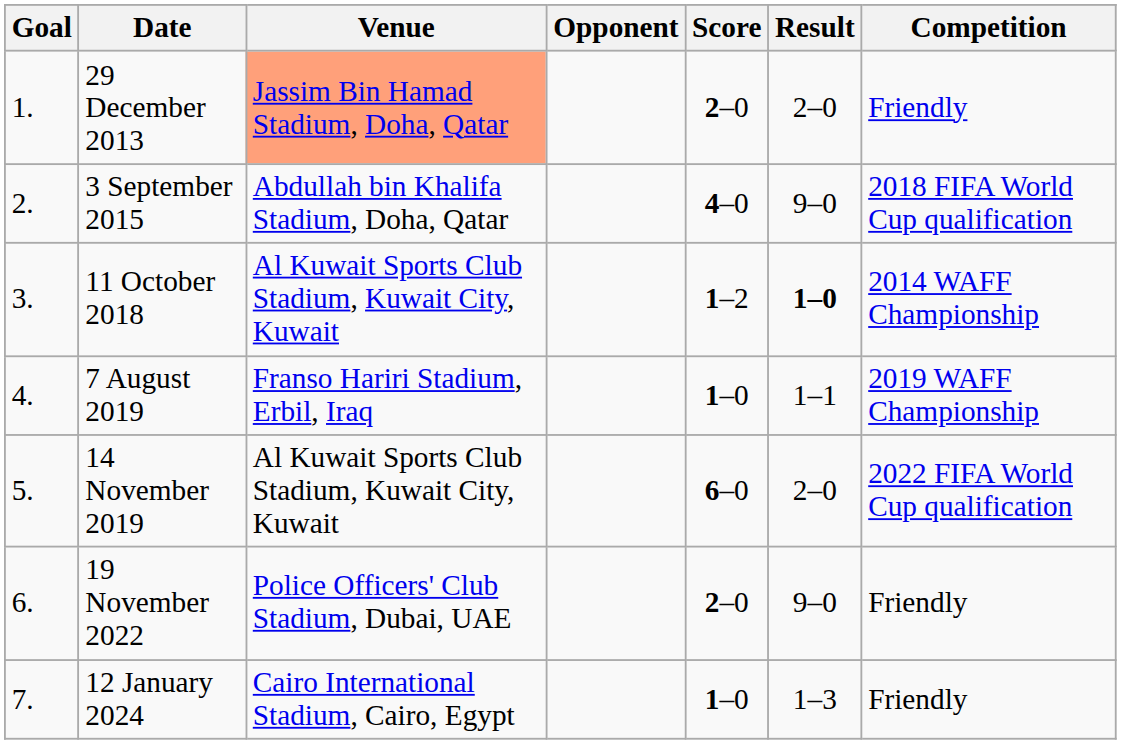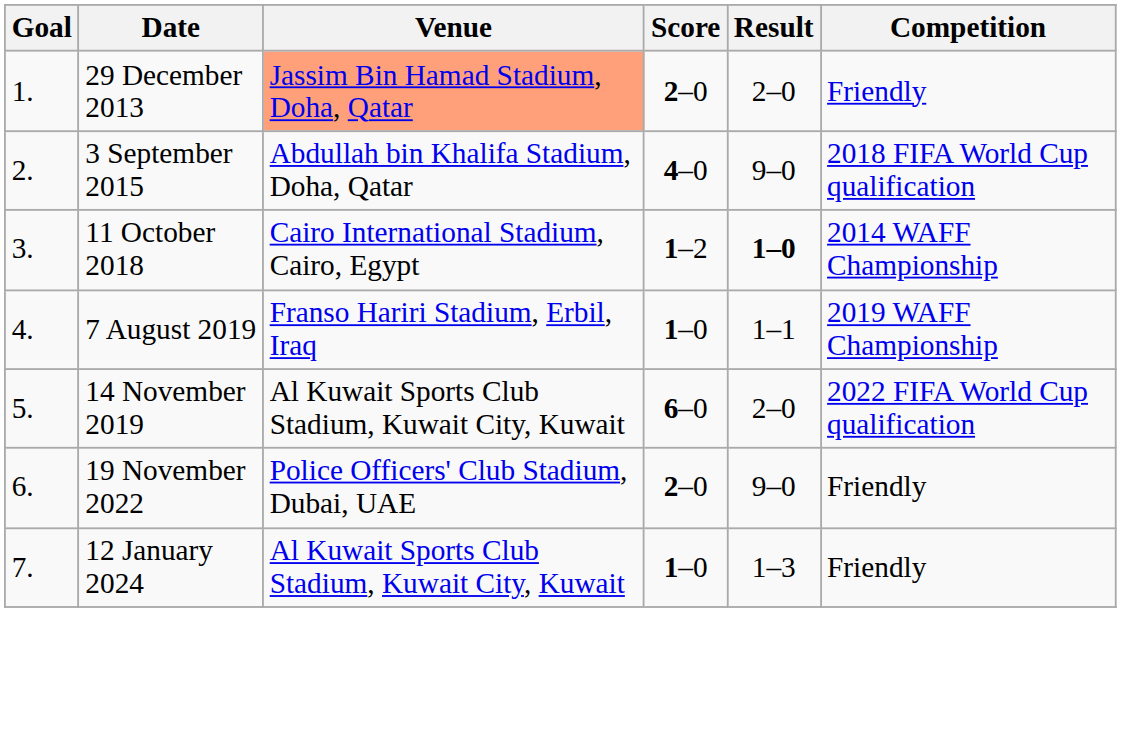- column: (616, 27)
(387, 298) Al Kuwait Sports Club Stadium, Kuwait City, Kuwait -> (437, 249) Cairo International Stadium, Cairo, Egypt
(384, 698) Cairo International Stadium, Cairo, Egypt -> (447, 566) Al Kuwait Sports Club Stadium, Kuwait City, Kuwait
